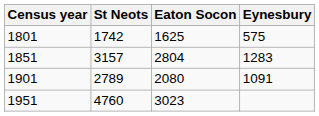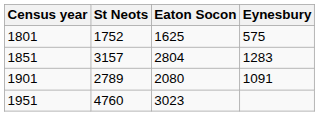(109, 36) 1742 -> (109, 36) 1752
